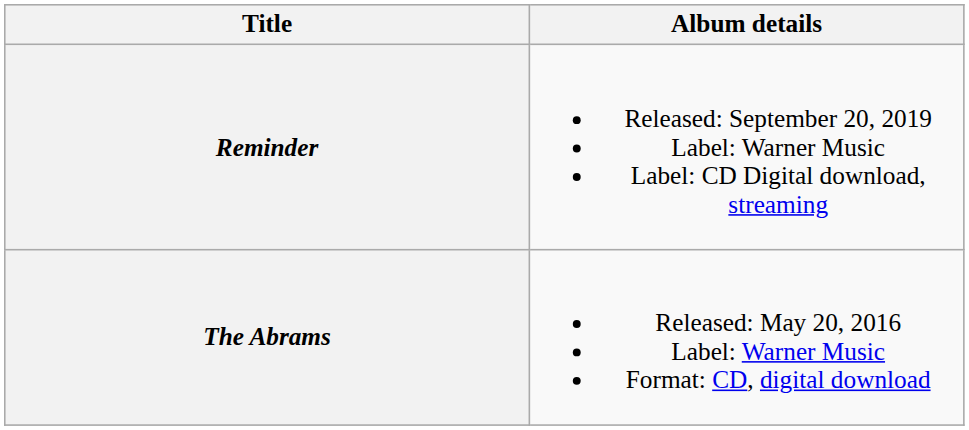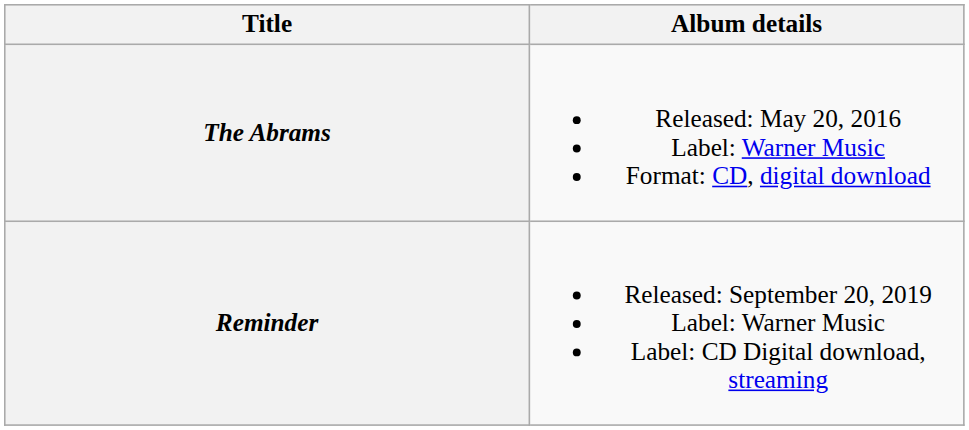rows swapped: (267, 336) <-> (267, 146)
